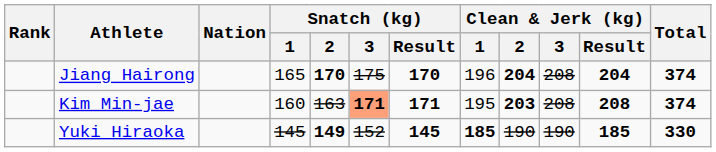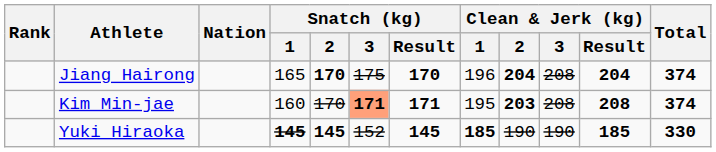(329, 104) 163 -> (329, 104) 170
(290, 132) normal -> (290, 132) bold
(329, 132) 149 -> (329, 132) 145
